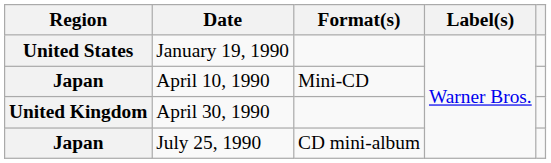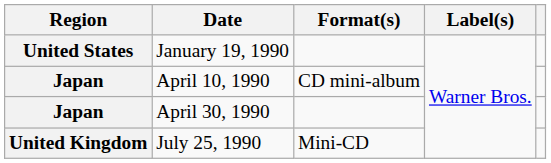(333, 81) Mini-CD -> (359, 81) CD mini-album
(78, 111) United Kingdom -> (78, 111) Japan
(78, 142) Japan -> (78, 142) United Kingdom
(359, 142) CD mini-album -> (333, 142) Mini-CD
